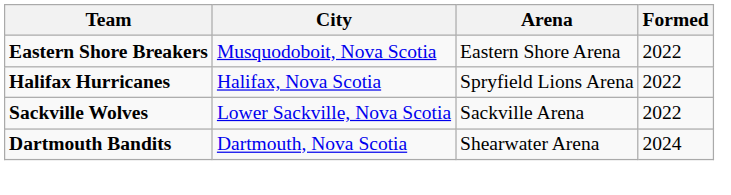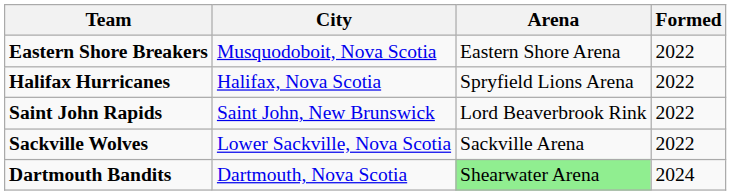+ row: (86, 112)
(530, 143) no background -> (530, 174) lightgreen background
